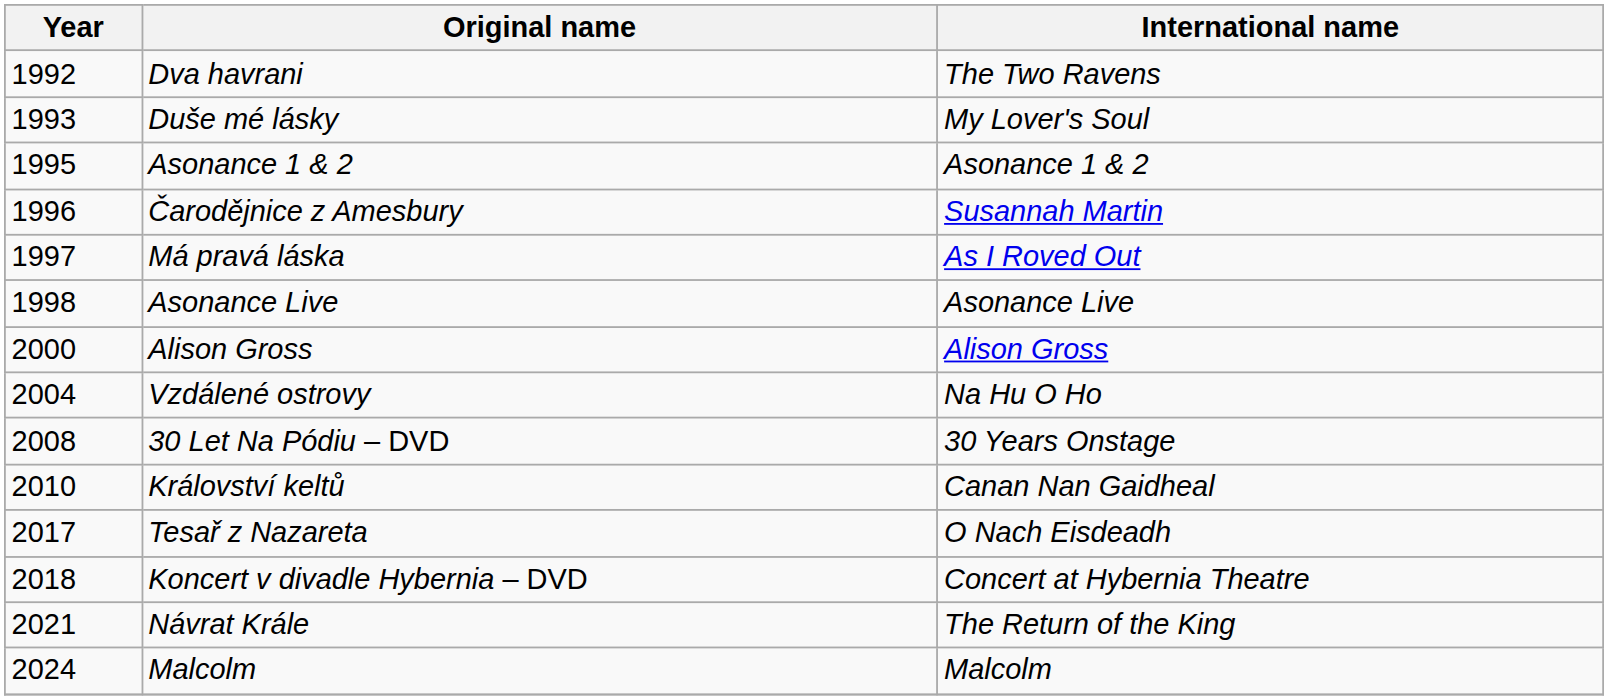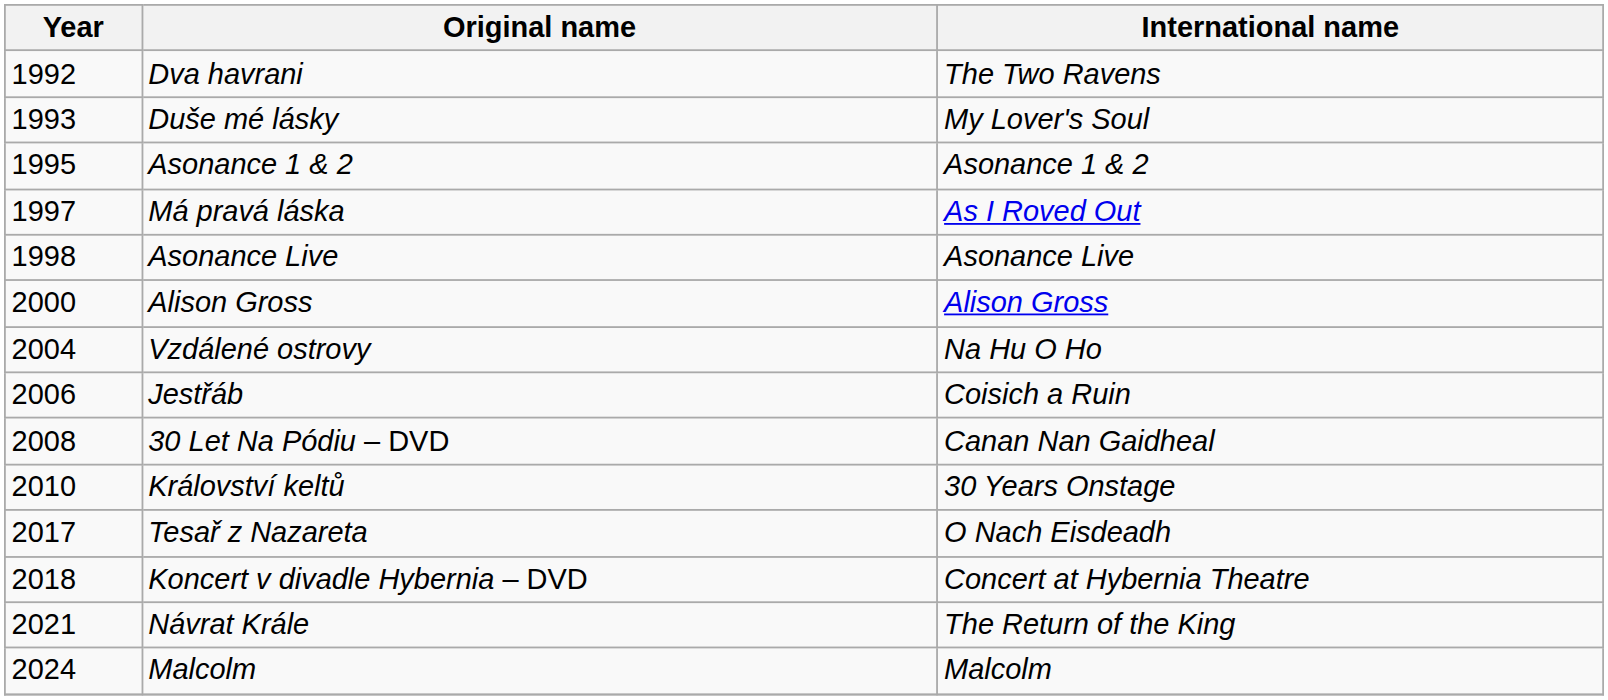- row: (305, 211)
+ row: (196, 394)
(1060, 440) 30 Years Onstage -> (1079, 440) Canan Nan Gaidheal
(1079, 486) Canan Nan Gaidheal -> (1060, 486) 30 Years Onstage
